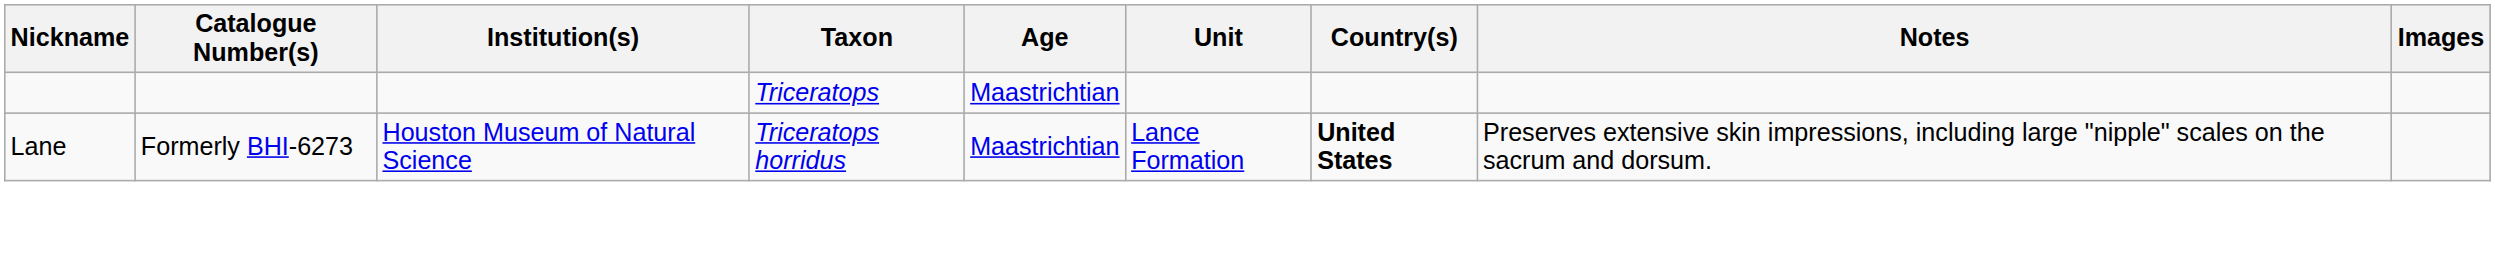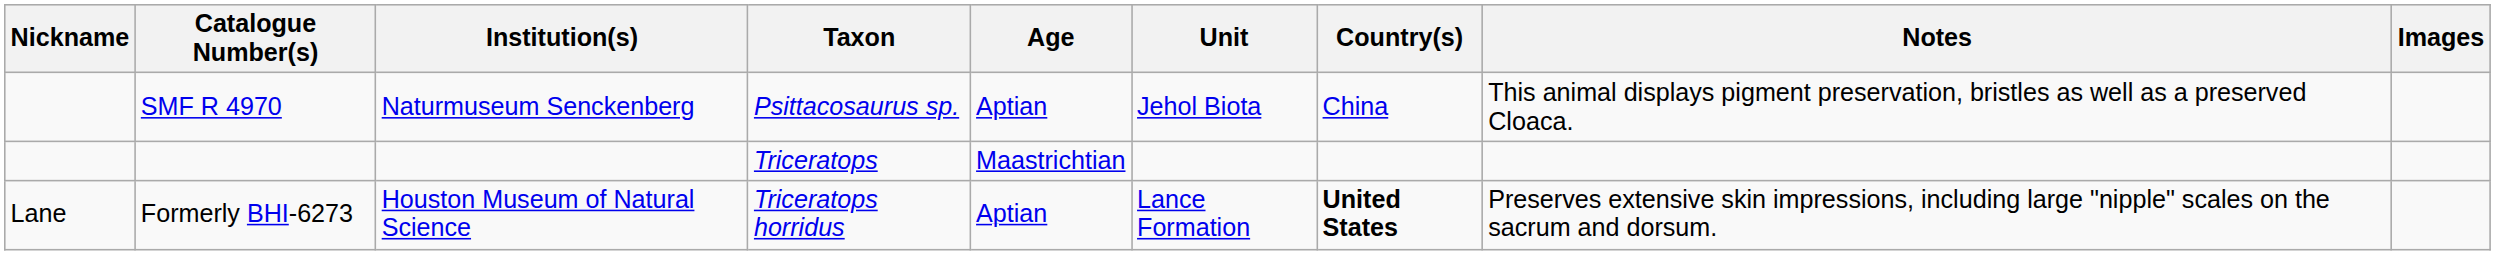+ row: (211, 106)
(1045, 146) Maastrichtian -> (1012, 214) Aptian
